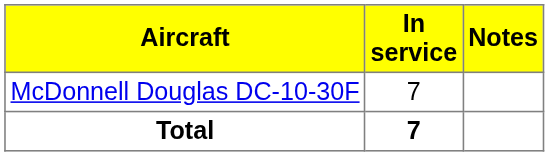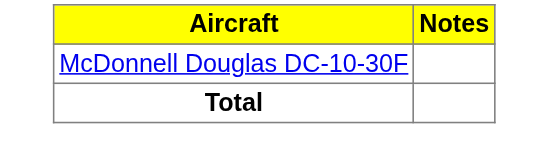- column: (414, 38)
